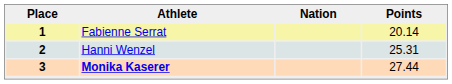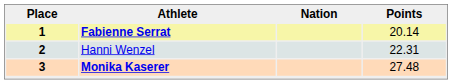(124, 32) normal -> (126, 32) bold
(404, 50) 25.31 -> (404, 50) 22.31
(404, 67) 27.44 -> (404, 67) 27.48
